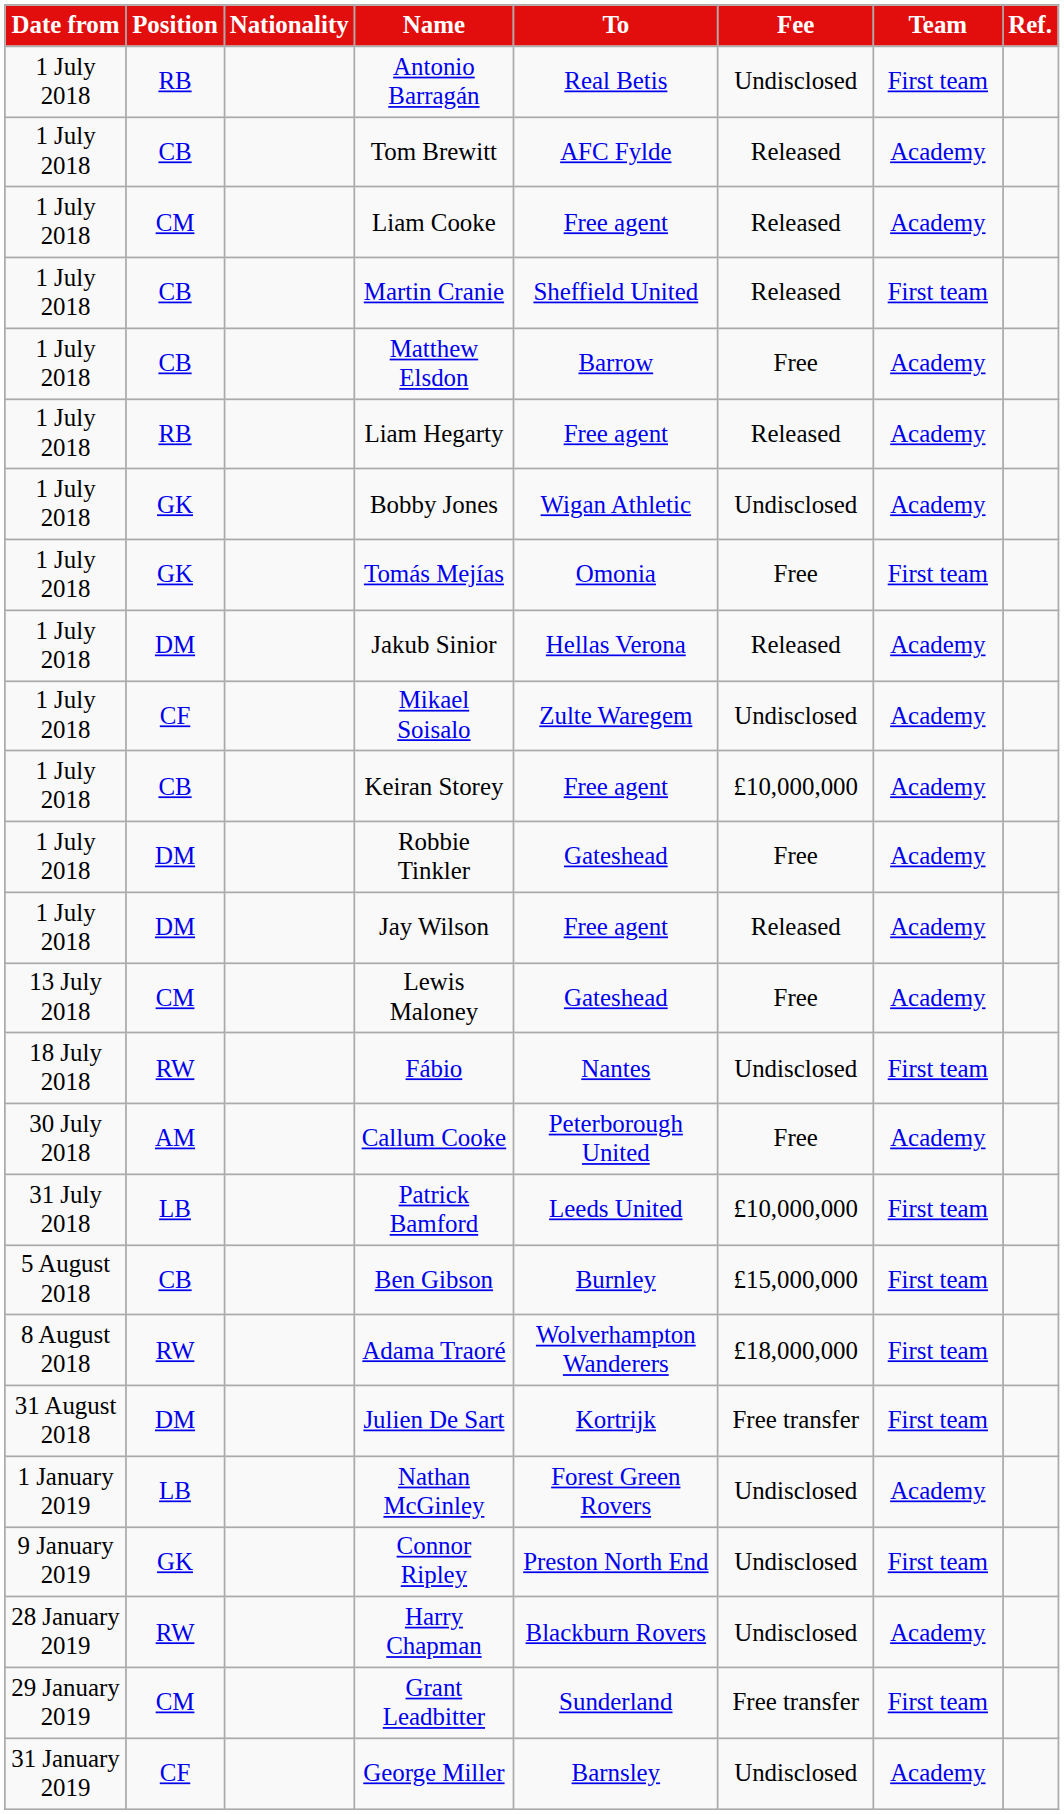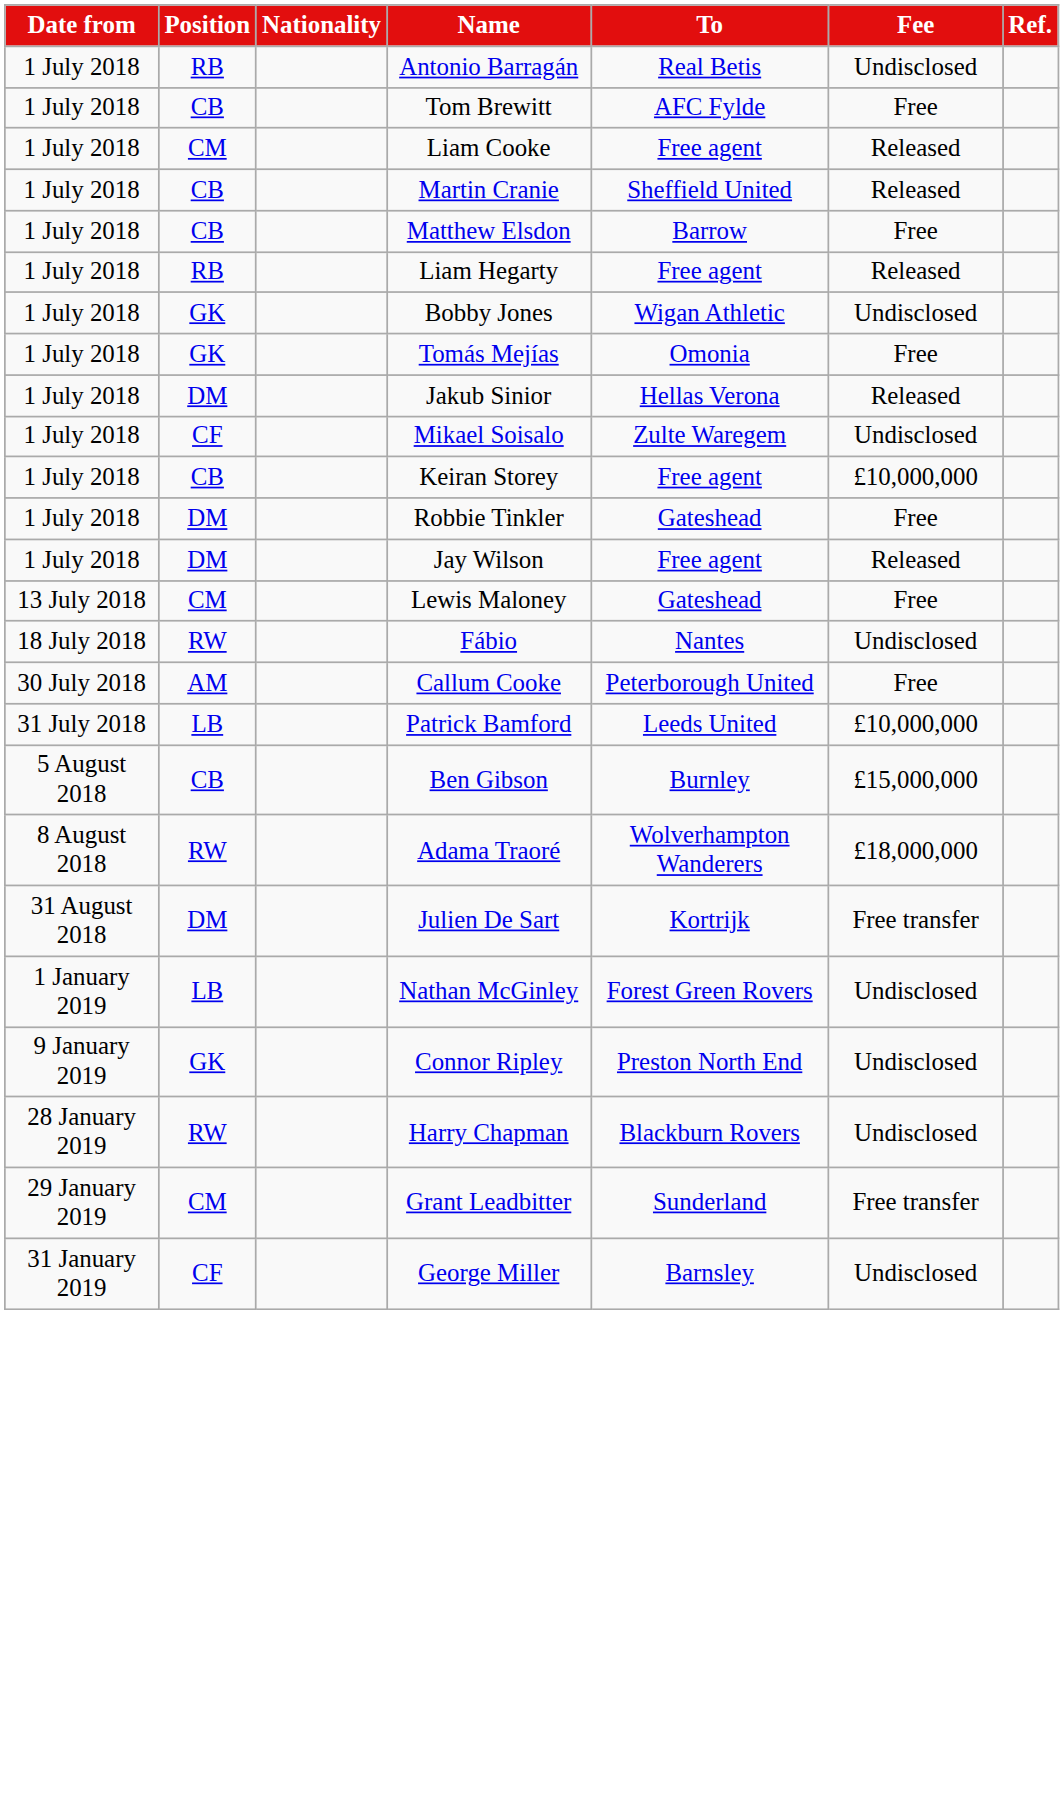- column: (938, 25)
(796, 151) Released -> (916, 107) Free
